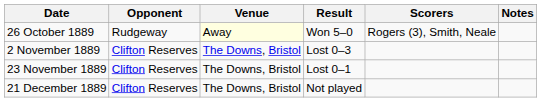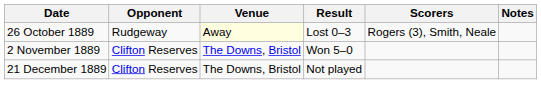(330, 32) Won 5–0 -> (329, 32) Lost 0–3
(329, 50) Lost 0–3 -> (330, 50) Won 5–0
- row: (57, 69)
